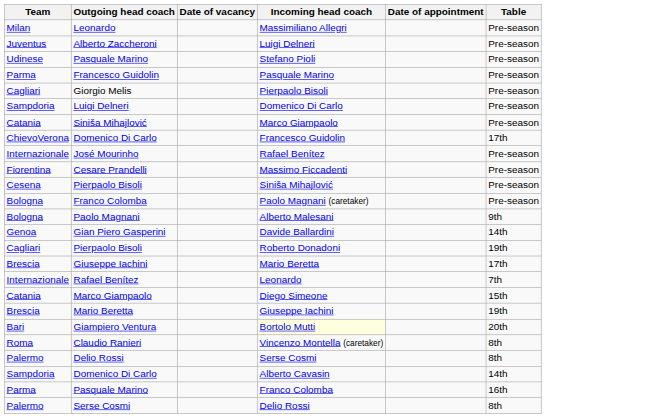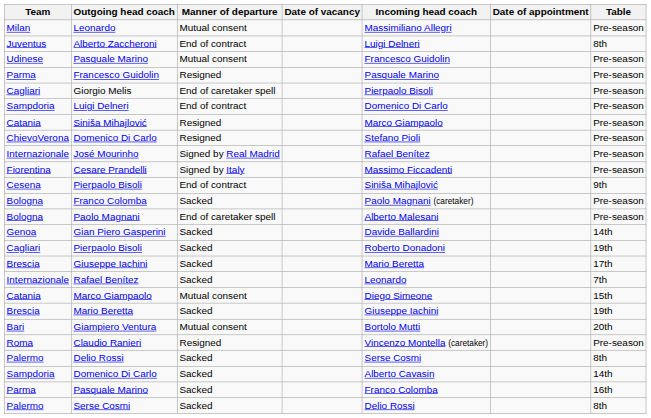+ column: (230, 12)
(514, 43) Pre-season -> (600, 43) 8th
(287, 59) Stefano Pioli -> (407, 59) Francesco Guidolin
(302, 138) Francesco Guidolin -> (392, 138) Stefano Pioli
(498, 138) 17th -> (619, 138) Pre-season
(514, 185) Pre-season -> (600, 185) 9th
(495, 216) 9th -> (619, 216) Pre-season
(287, 327) lightyellow background -> (392, 327) no background
(495, 342) 8th -> (619, 342) Pre-season
